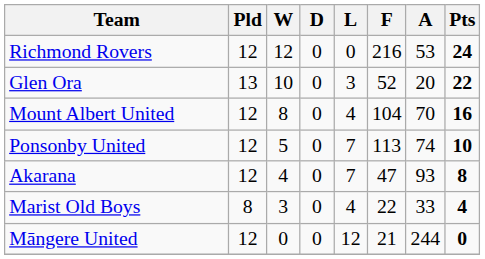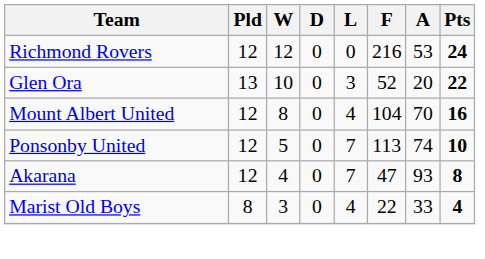- row: (73, 238)
